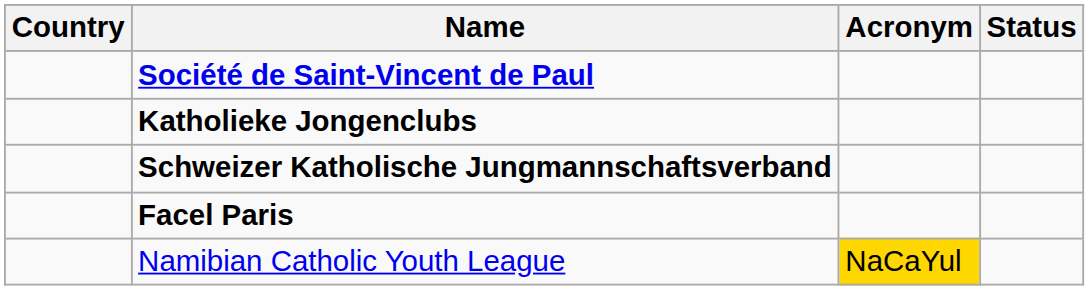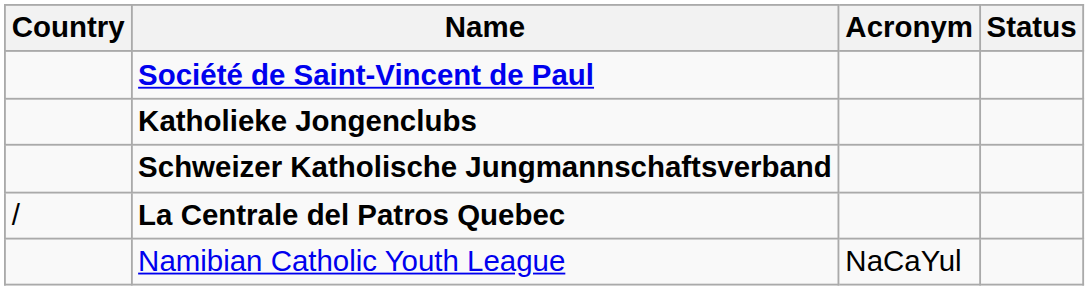+ row: (352, 214)
- row: (216, 214)
(903, 261) gold background -> (903, 261) no background
